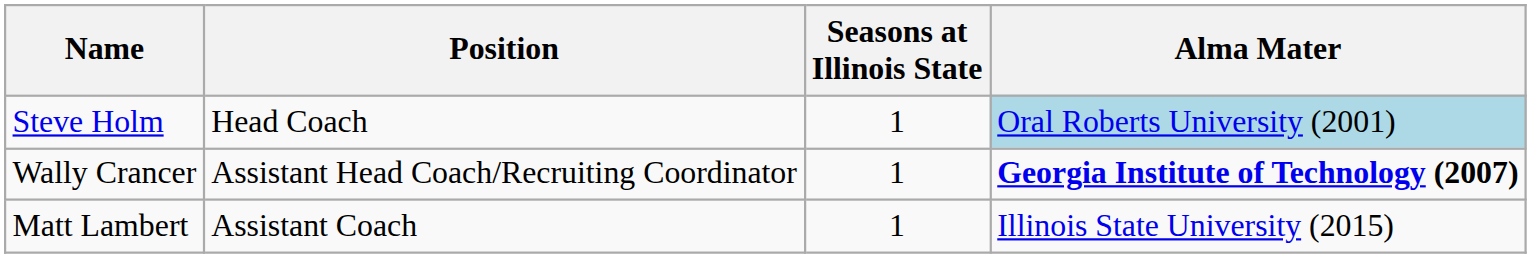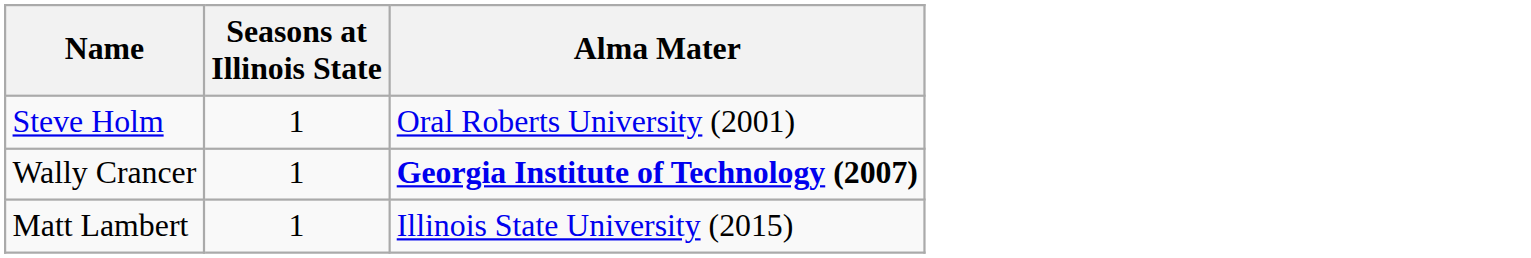- column: (504, 49)
(1196, 121) lightblue background -> (596, 121) no background
